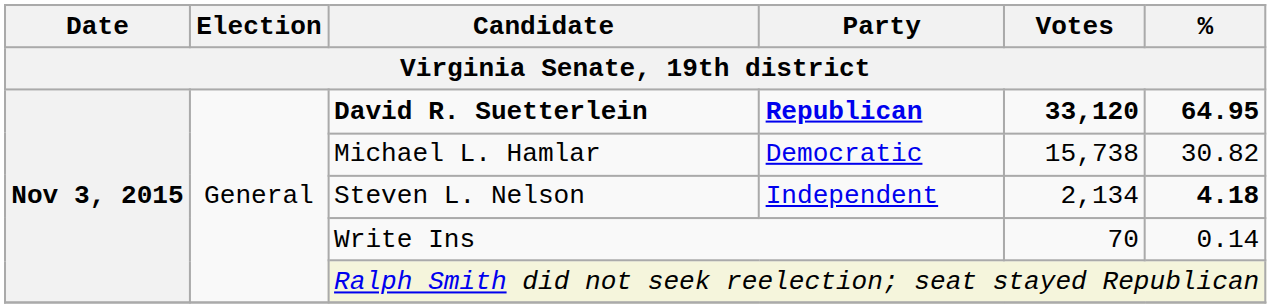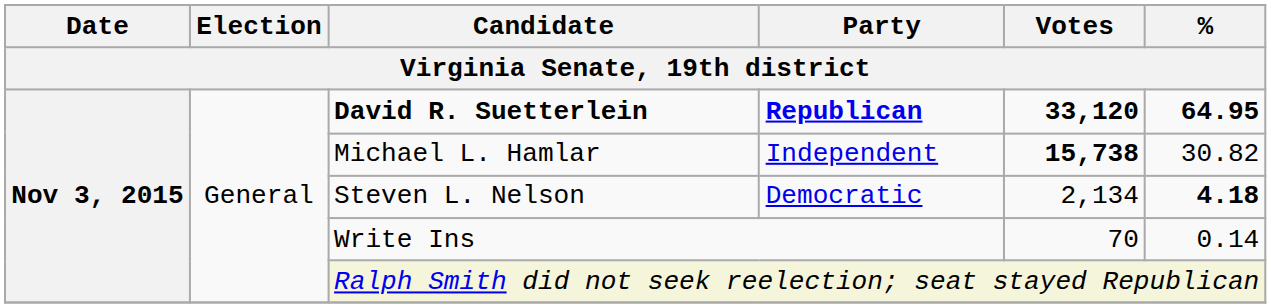(844, 154) Democratic -> (852, 154) Independent
(1092, 154) normal -> (1092, 154) bold
(852, 197) Independent -> (844, 197) Democratic
